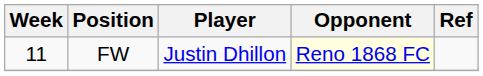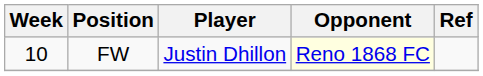(36, 53) 11 -> (36, 53) 10
